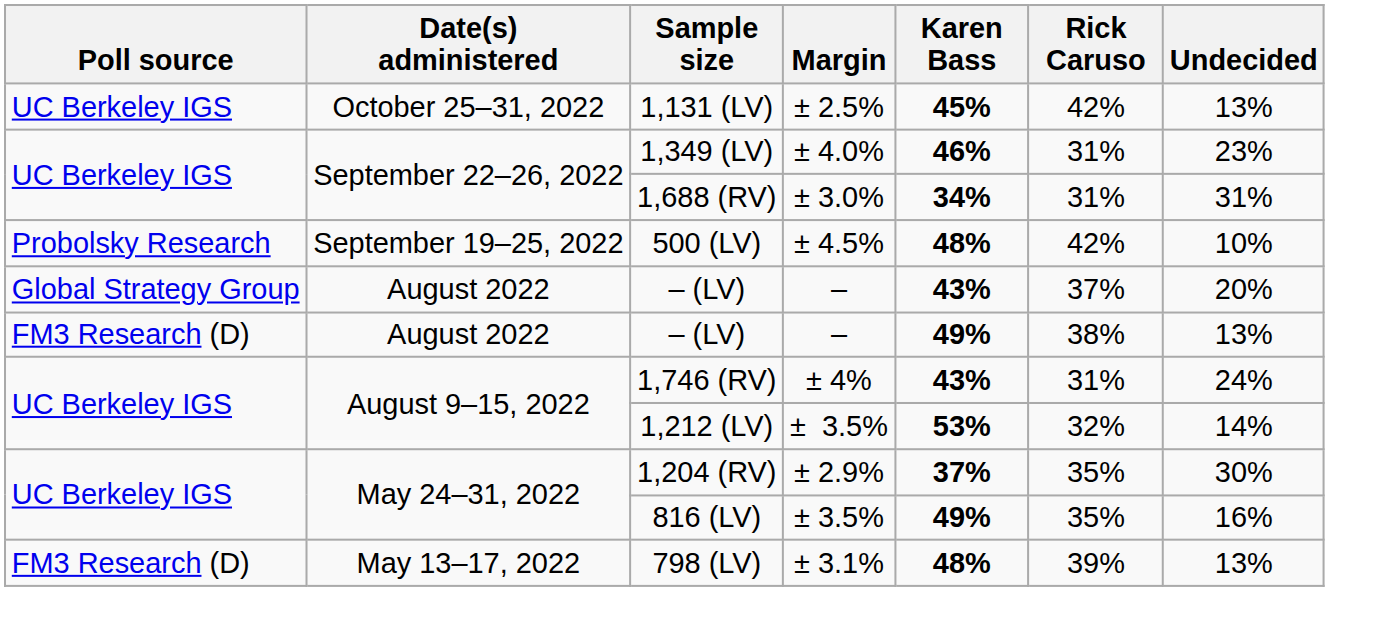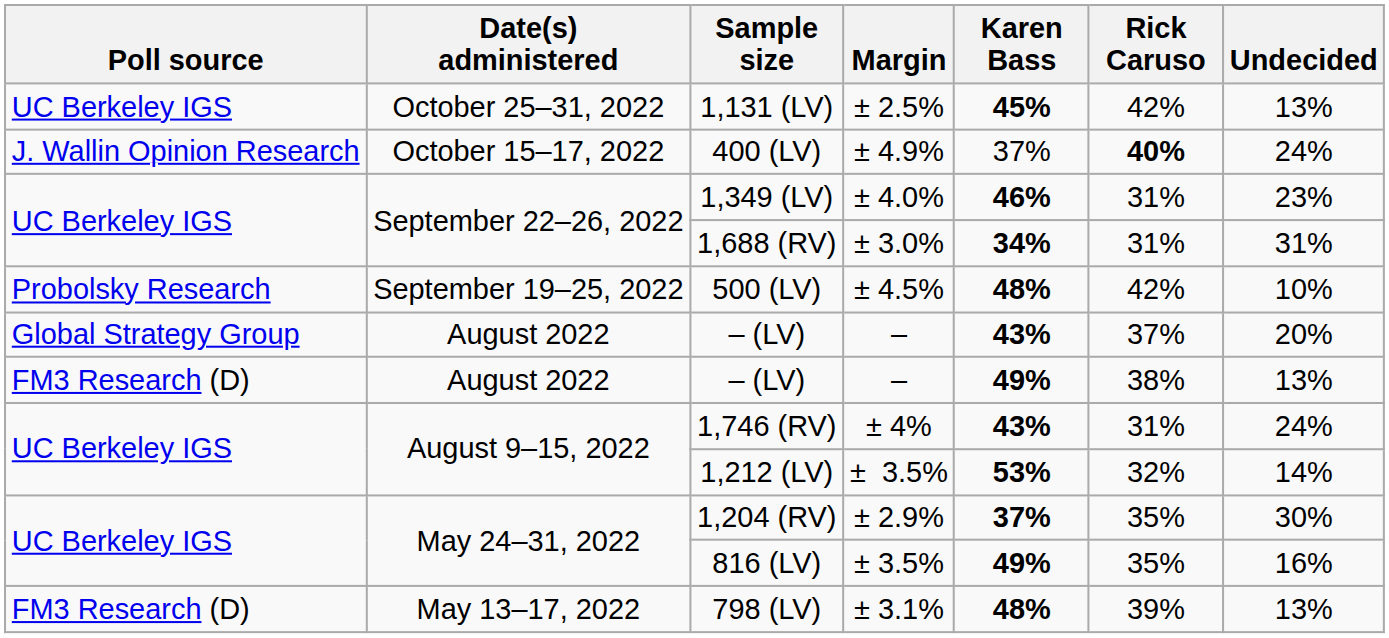+ row: (186, 152)
